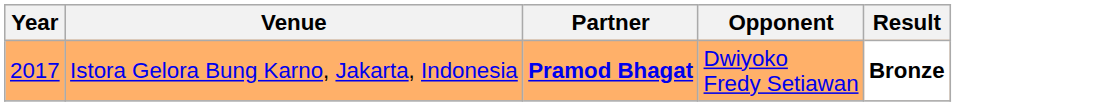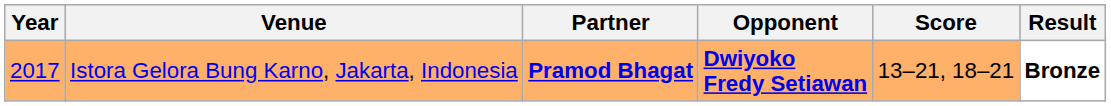+ column: (946, 23)
(781, 70) normal -> (785, 70) bold
